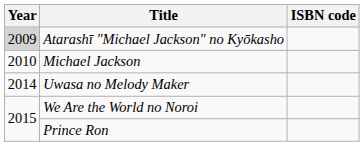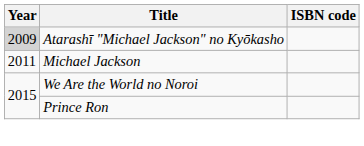(22, 61) 2010 -> (22, 61) 2011
- row: (116, 84)
